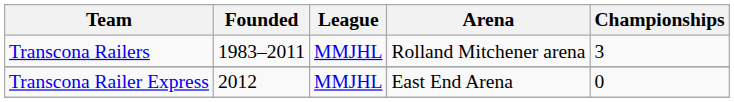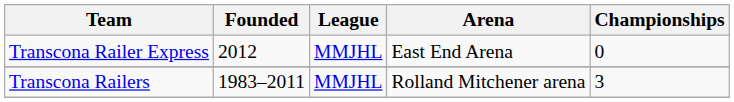rows swapped: (79, 50) <-> (109, 81)
